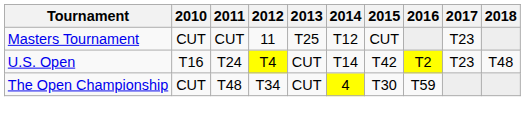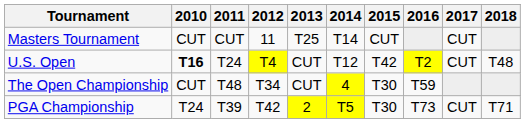(345, 39) T12 -> (345, 39) T14
(462, 39) T23 -> (462, 39) CUT
(191, 62) normal -> (191, 62) bold
(345, 62) T14 -> (345, 62) T12
(462, 62) T23 -> (462, 62) CUT
+ row: (71, 108)
